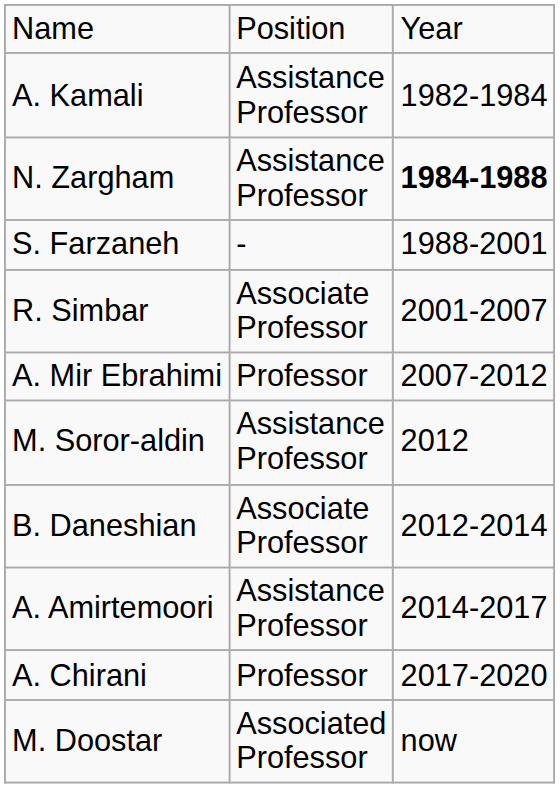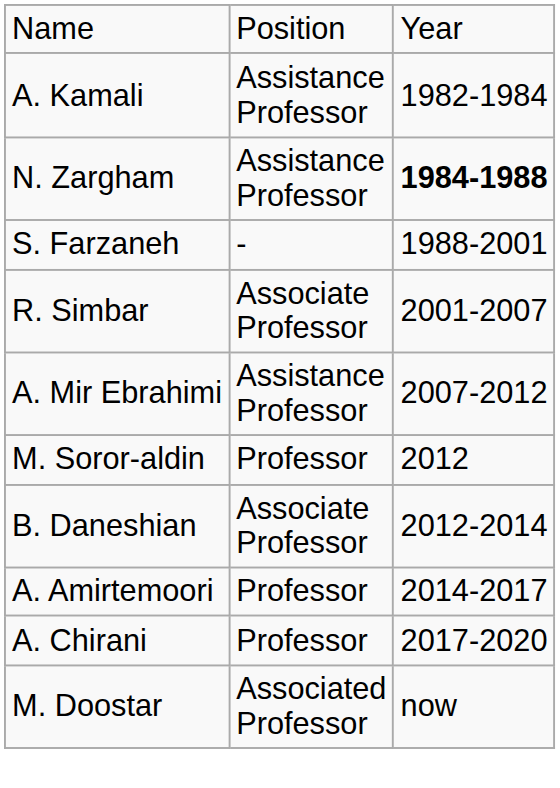(302, 376) Professor -> (310, 393) Assistance Professor
(310, 442) Assistance Professor -> (302, 459) Professor
(310, 608) Assistance Professor -> (302, 591) Professor
